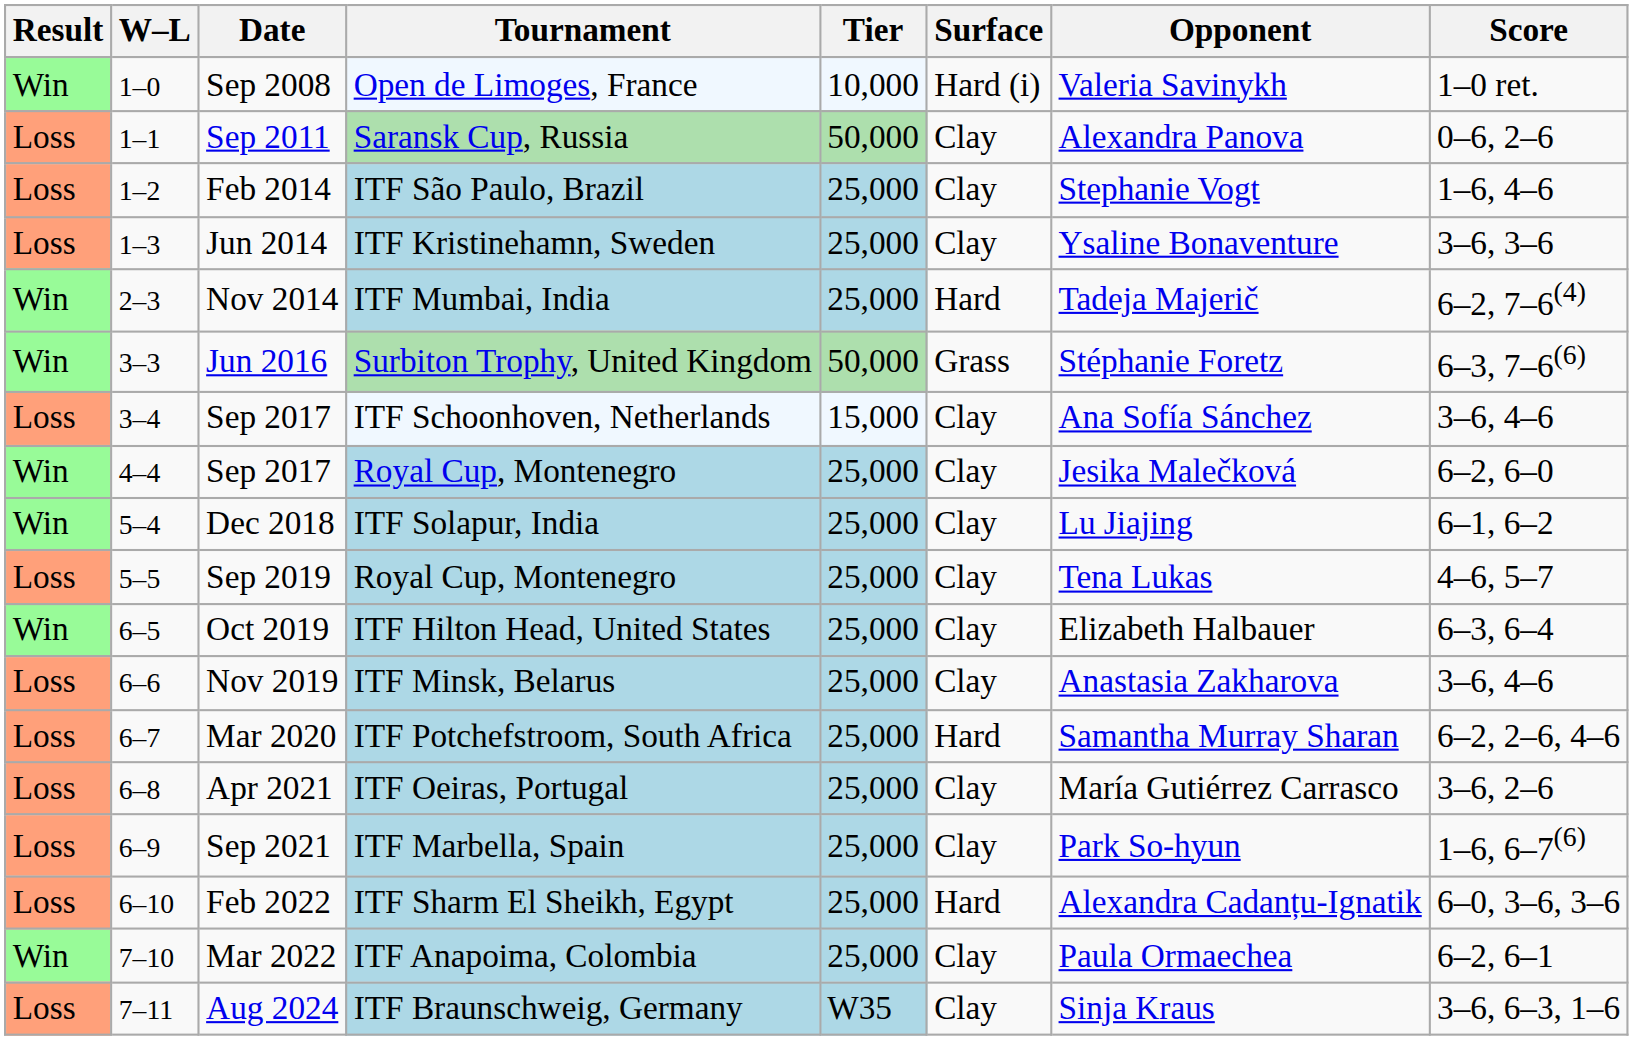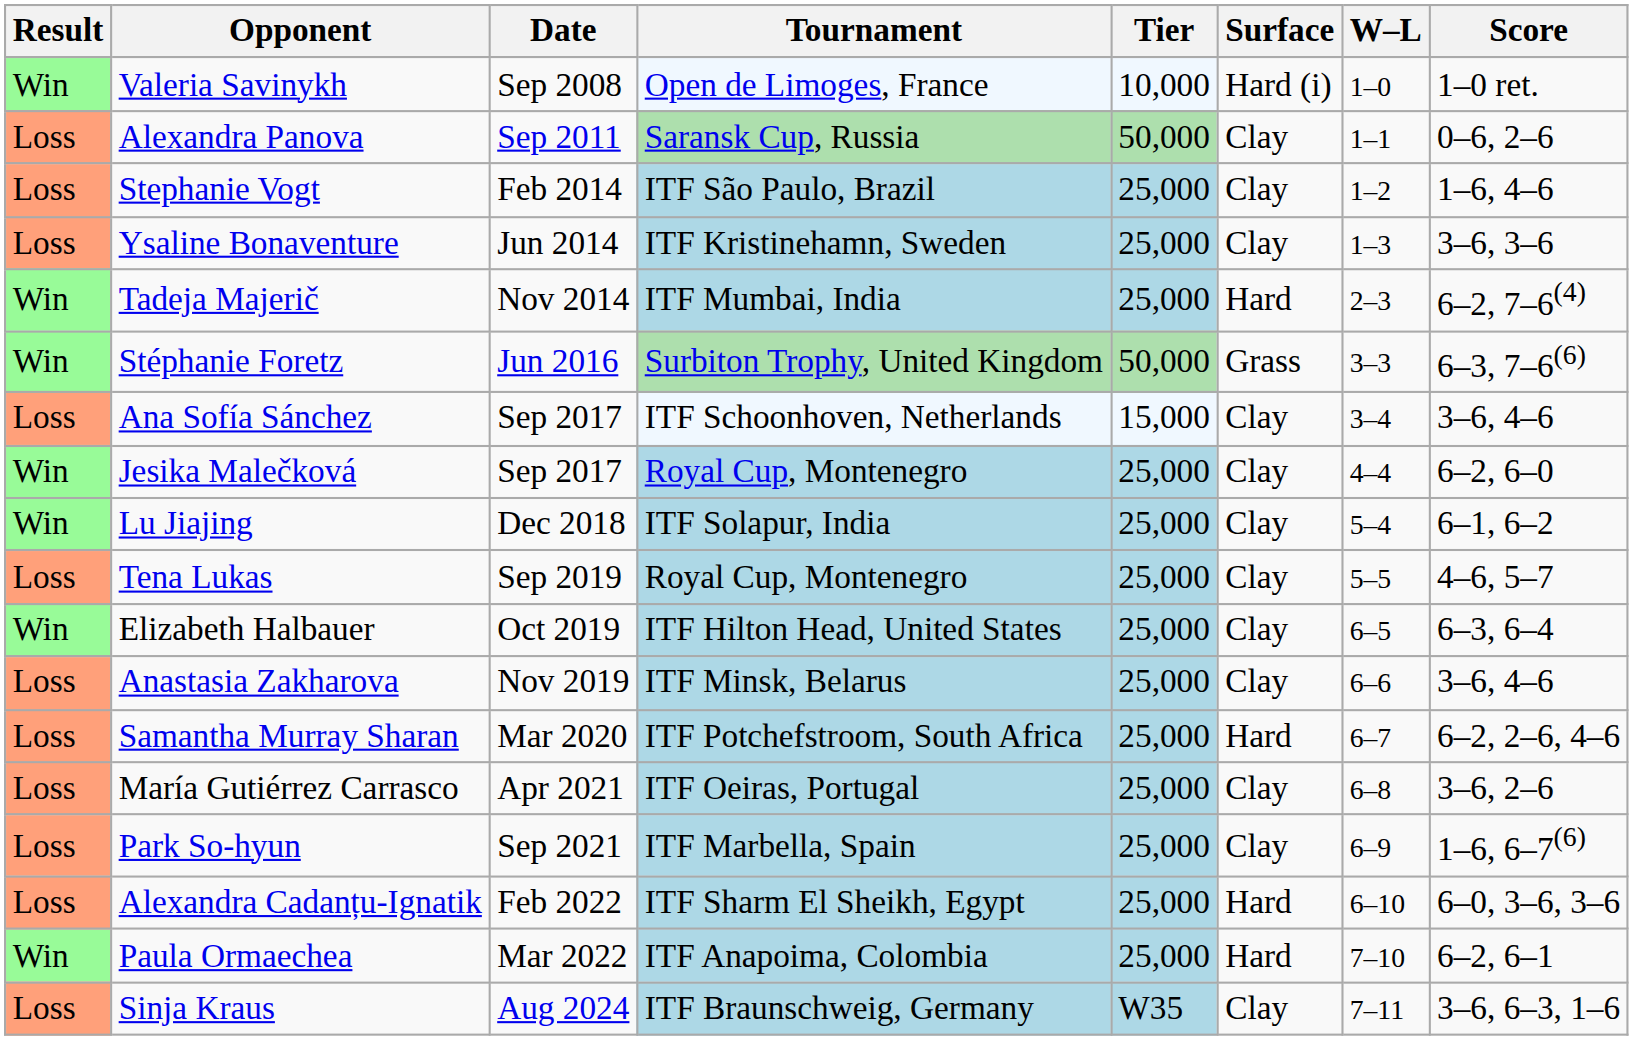columns swapped: (155, 30) <-> (1240, 30)
(966, 955) Clay -> (1258, 955) Hard
